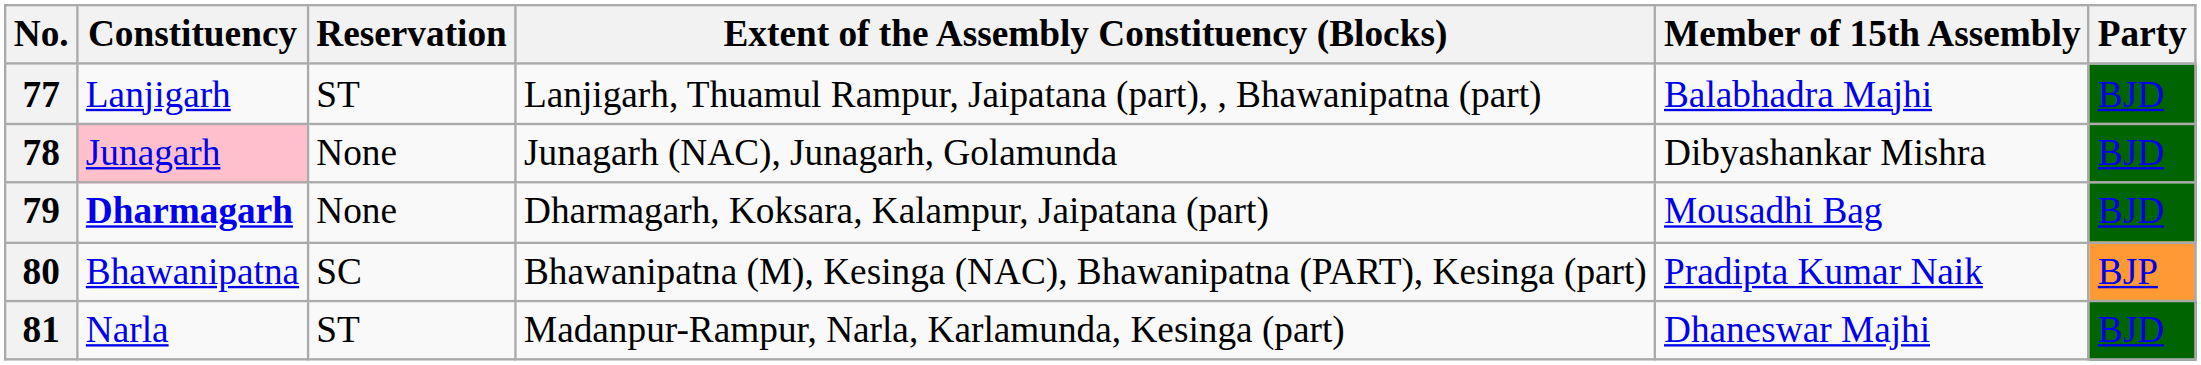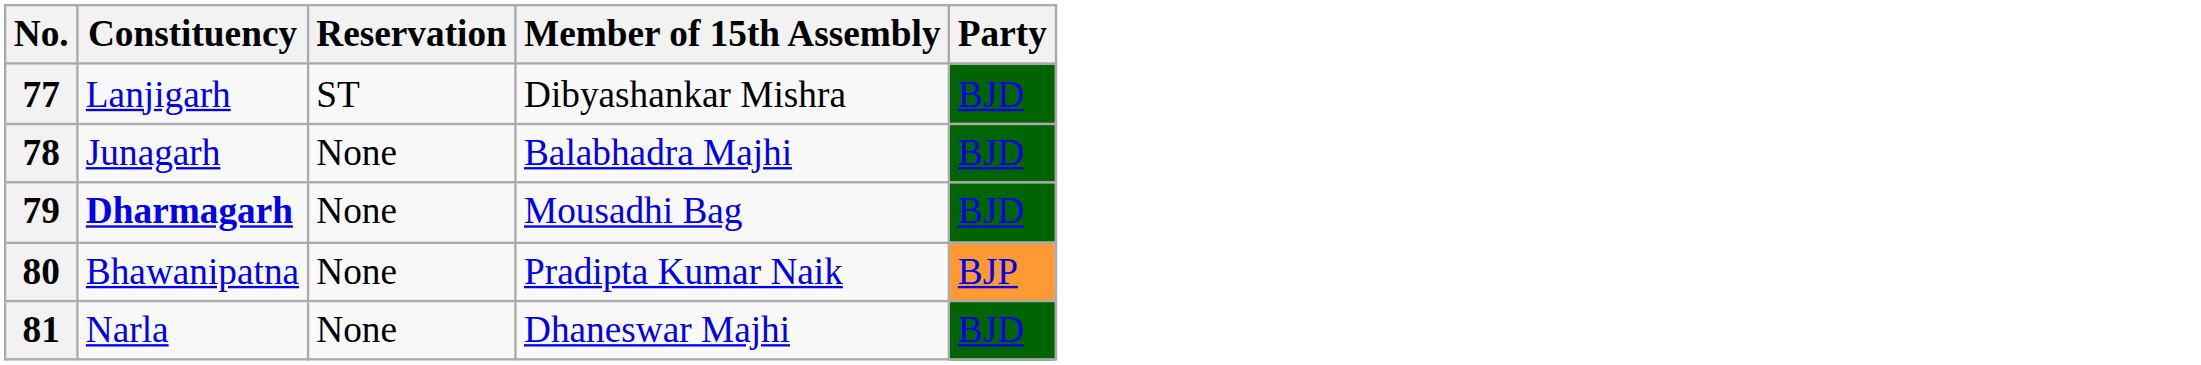- column: (1085, 34)
(1798, 93) Balabhadra Majhi -> (685, 93) Dibyashankar Mishra
(153, 152) pink background -> (153, 152) no background
(1825, 152) Dibyashankar Mishra -> (658, 152) Balabhadra Majhi
(339, 270) SC -> (357, 270) None
(338, 329) ST -> (357, 329) None
